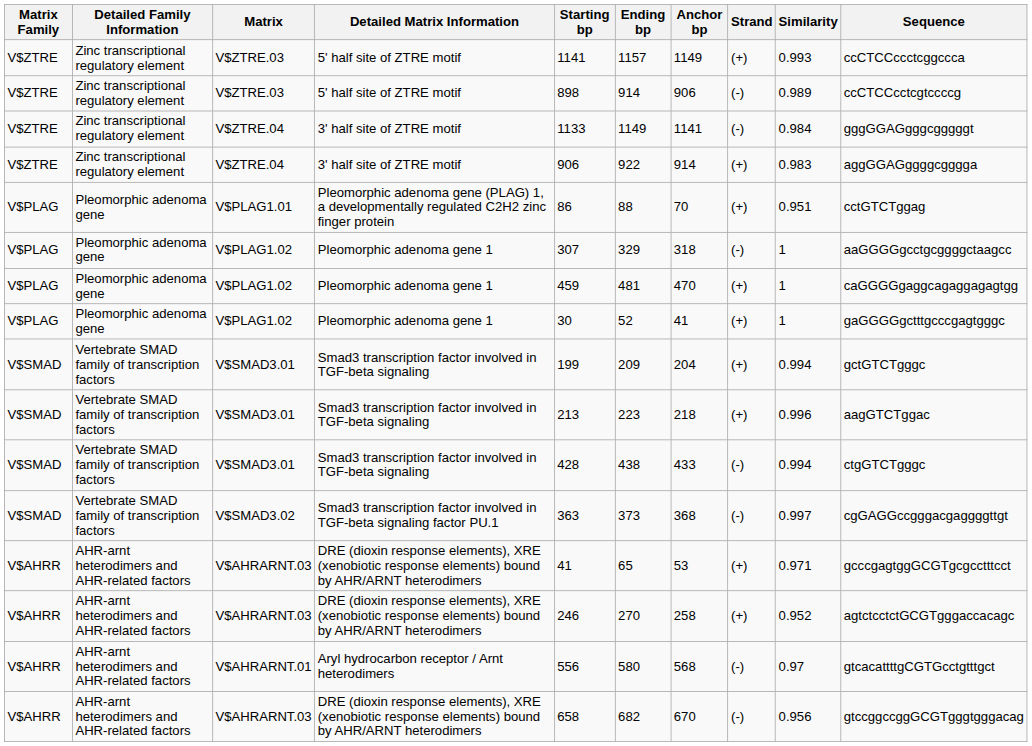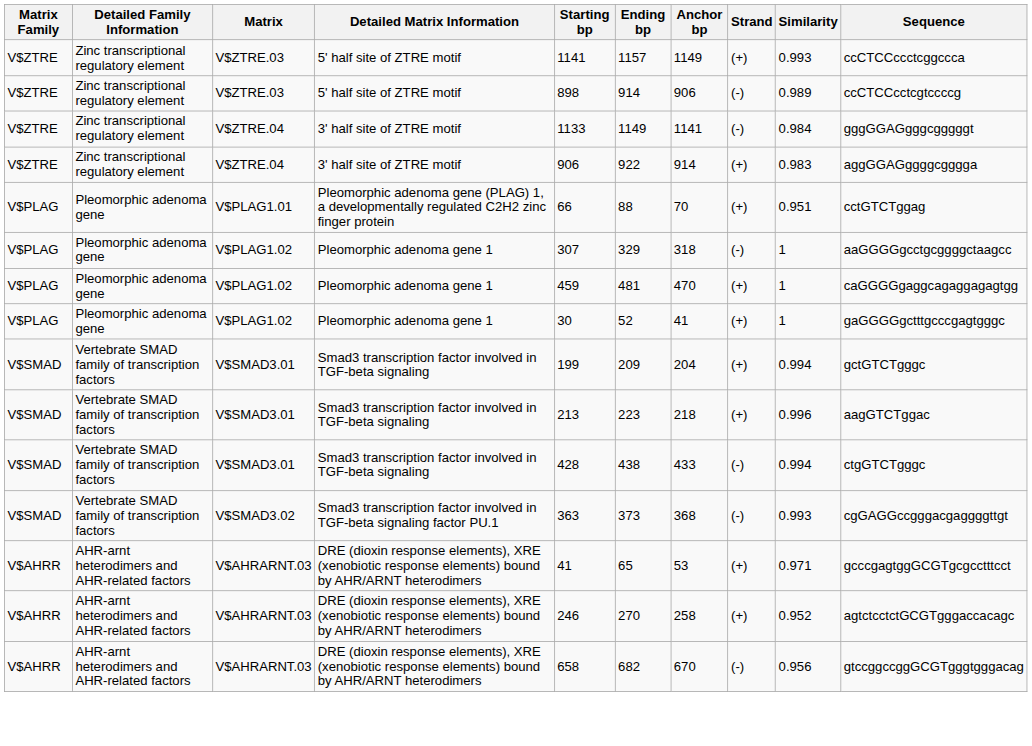(565, 207) 86 -> (565, 207) 66
(795, 515) 0.997 -> (795, 515) 0.993
- row: (264, 666)
